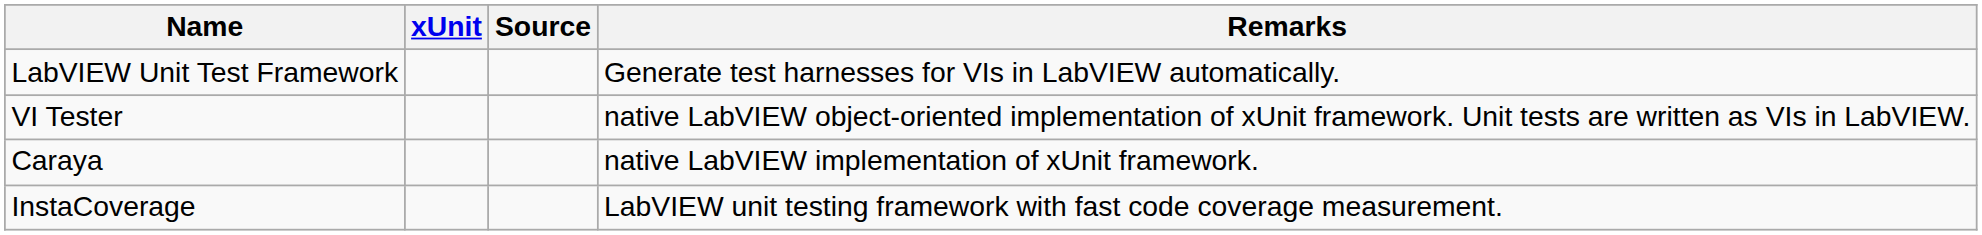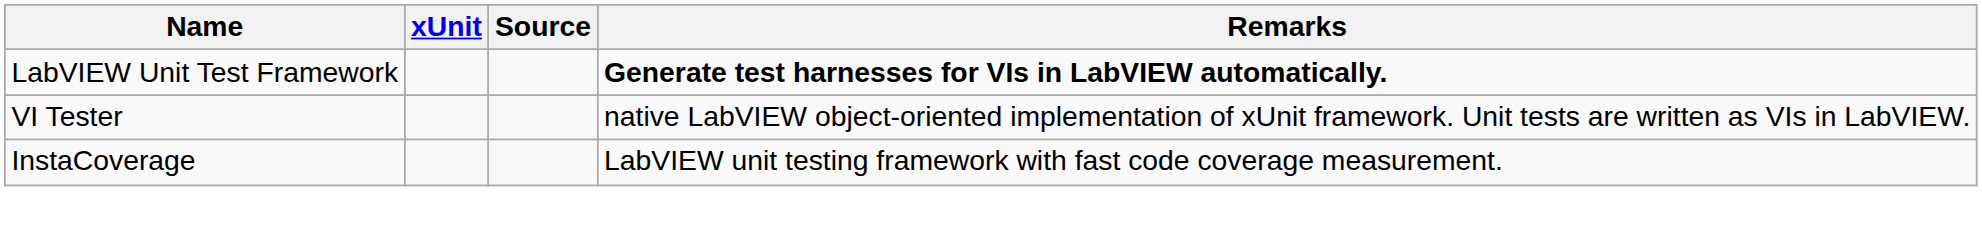(972, 71) normal -> (996, 71) bold
- row: (57, 161)
